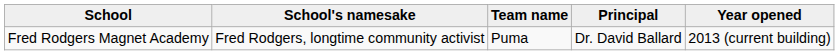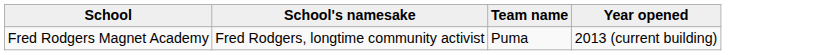- column: (628, 15)
